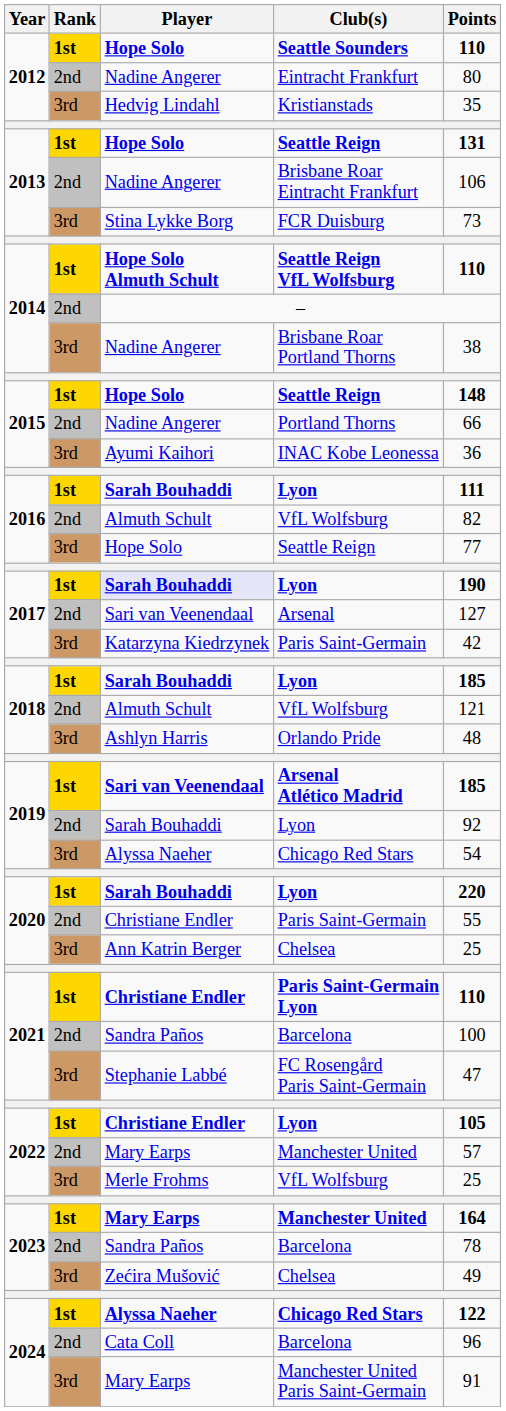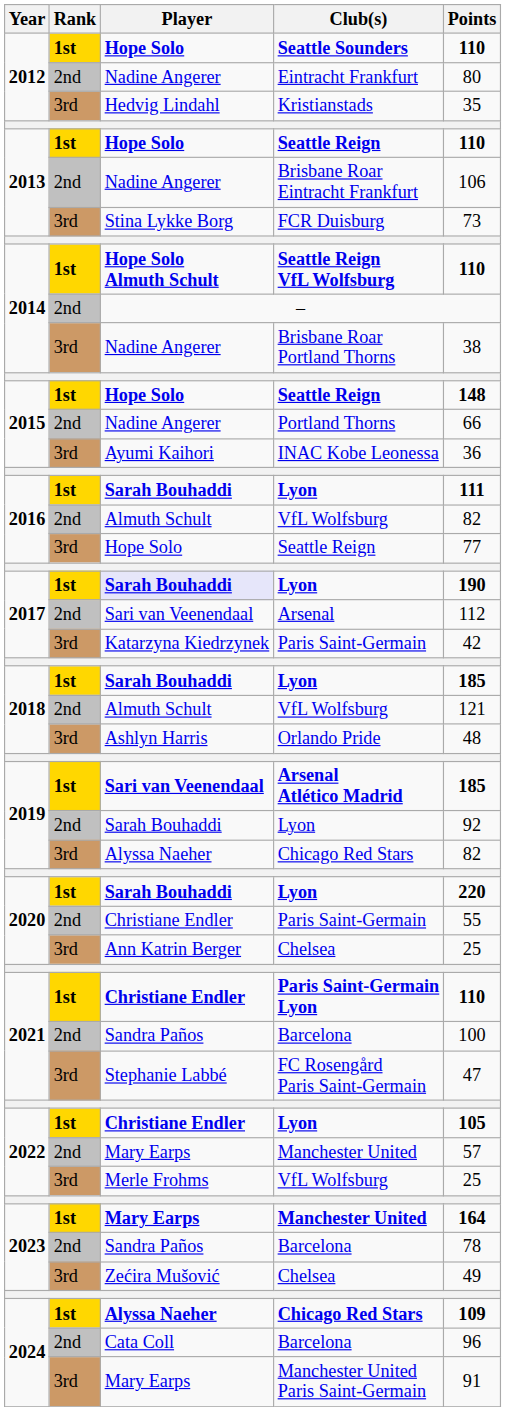(472, 143) 131 -> (472, 143) 110
(472, 614) 127 -> (472, 614) 112
(472, 854) 54 -> (472, 854) 82
(472, 1313) 122 -> (472, 1313) 109
